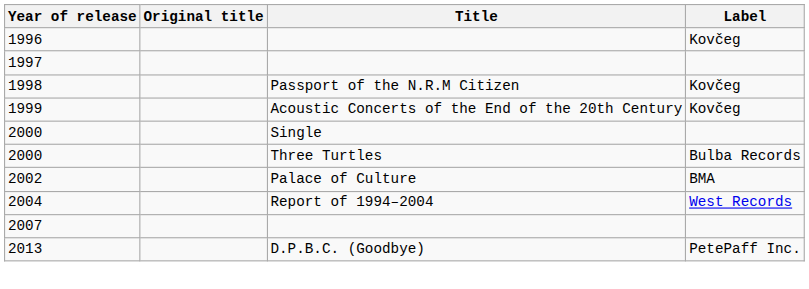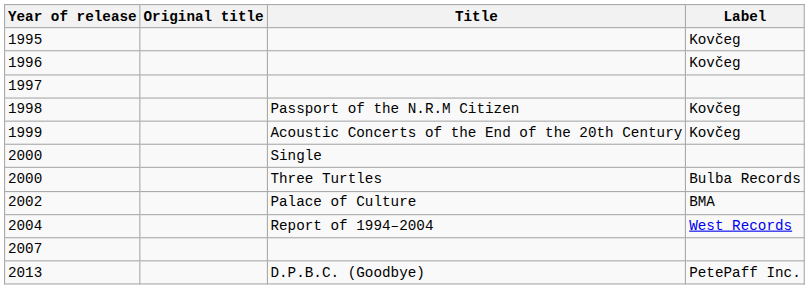+ row: (25, 40)
